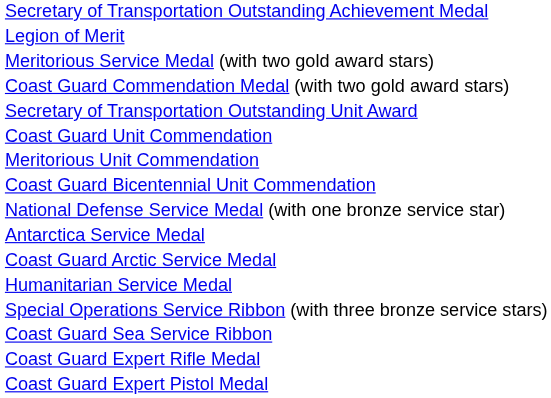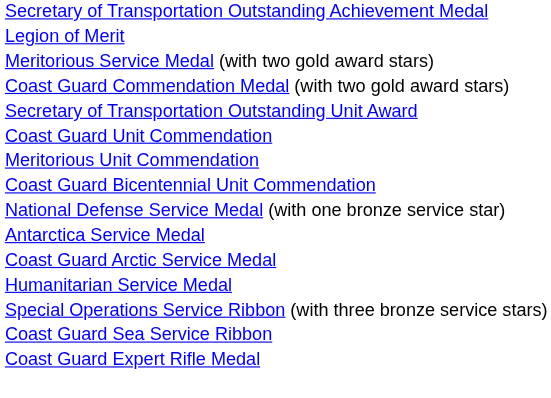- row: (137, 384)
